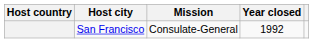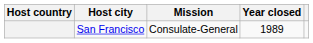(272, 29) 1992 -> (272, 29) 1989
